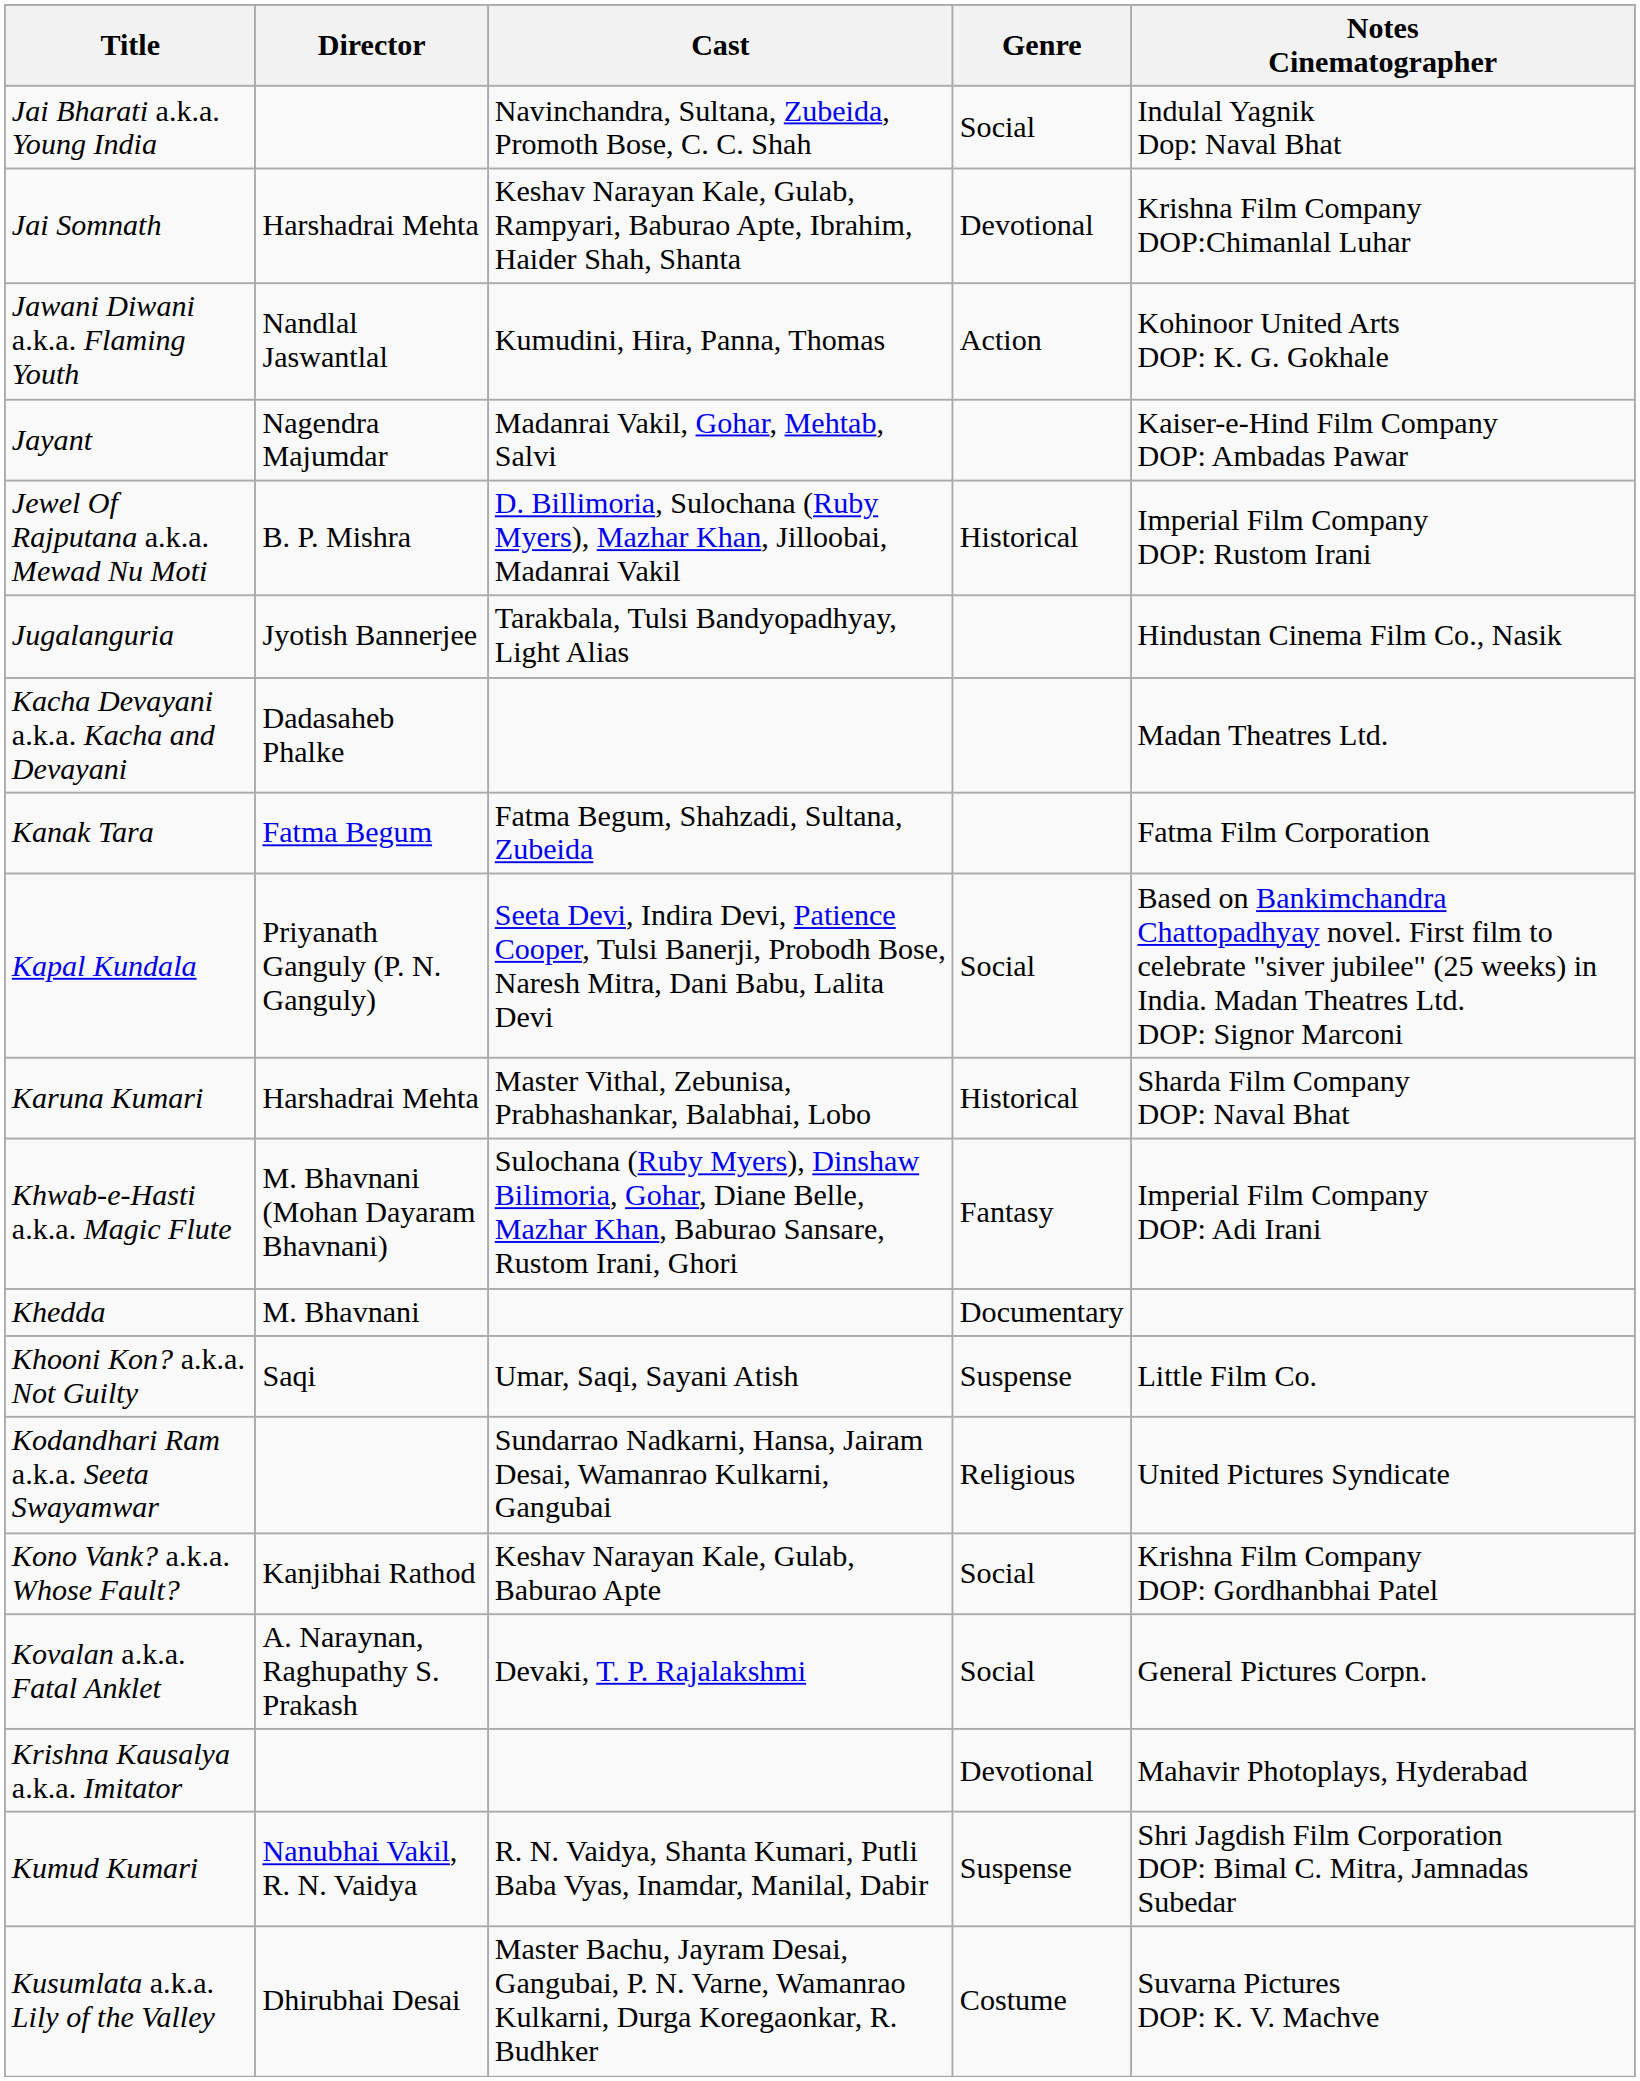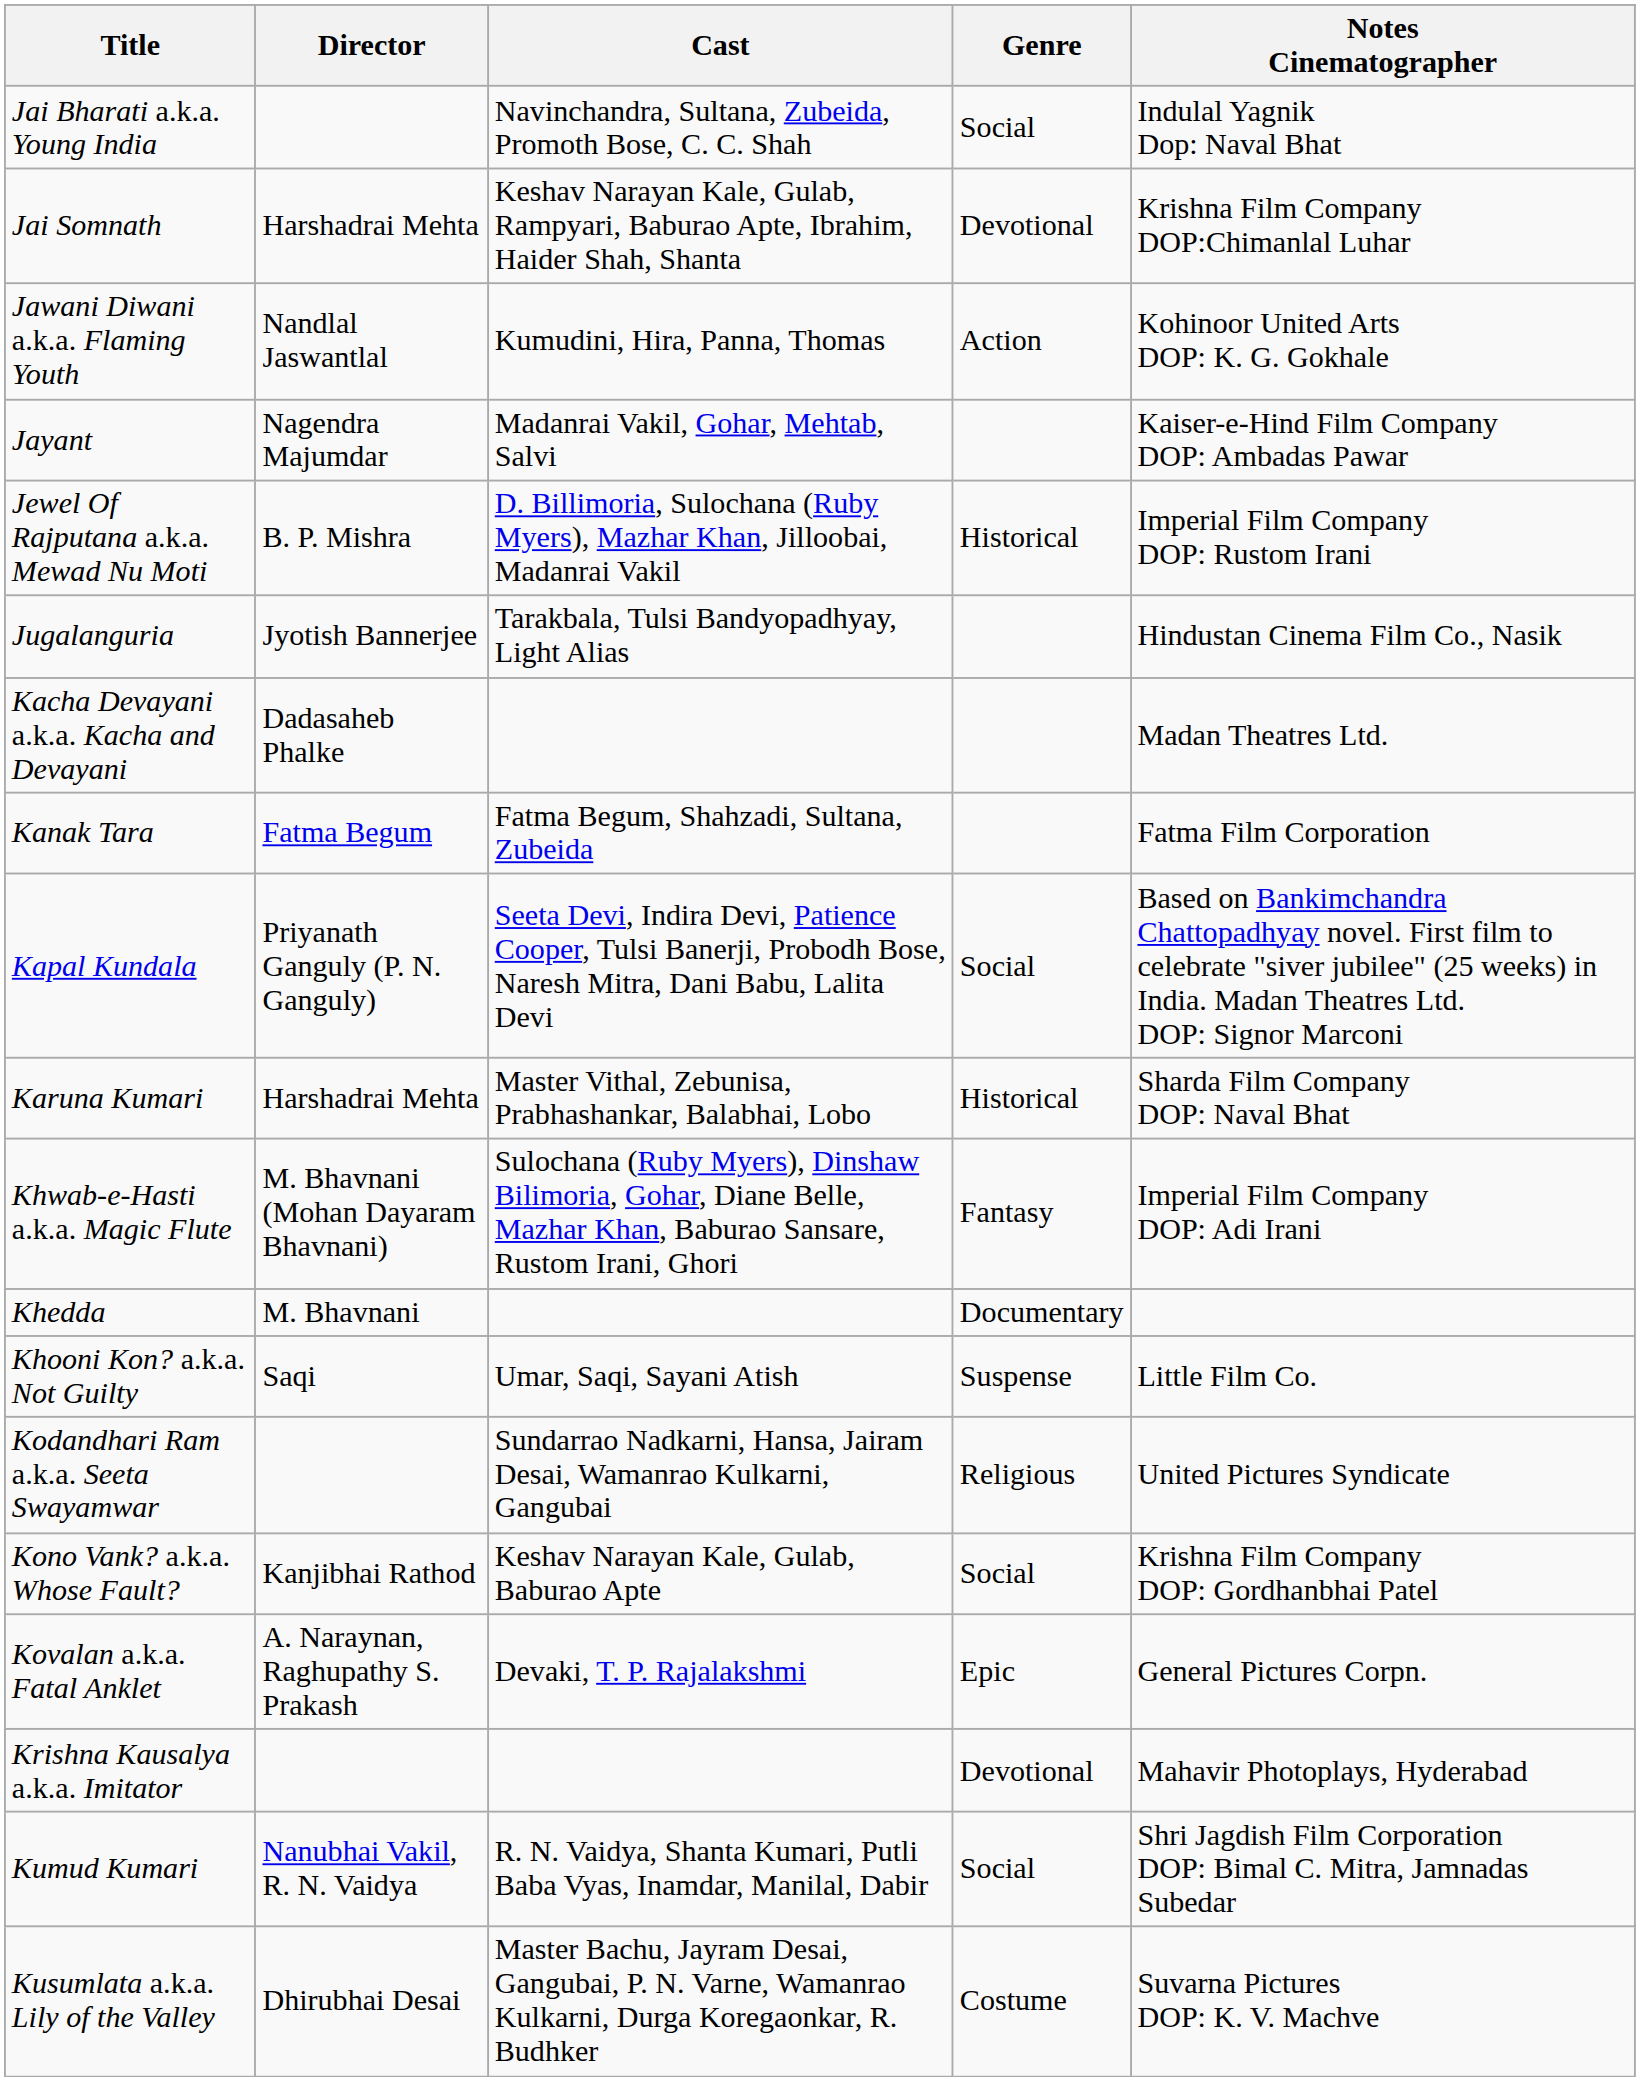(997, 1671) Social -> (987, 1671) Epic
(1016, 1868) Suspense -> (997, 1868) Social
